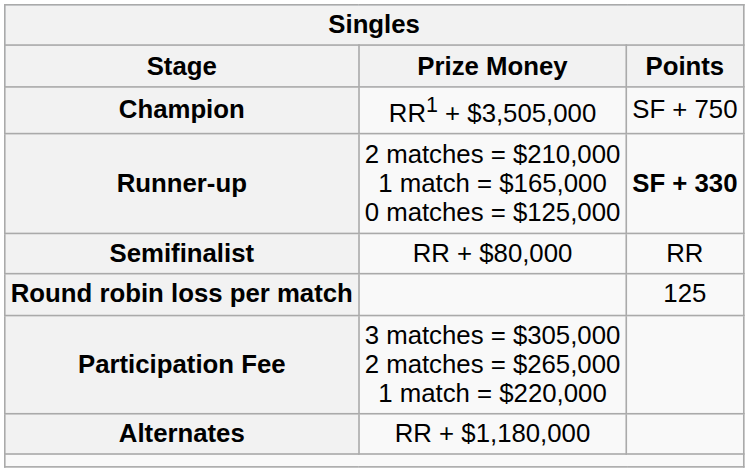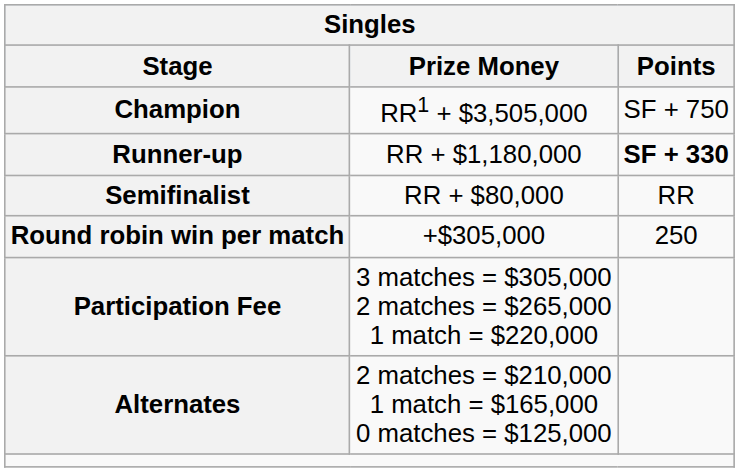(493, 183) 2 matches = $210,000 1 match = $165,000 0 matches = $125,000 -> (484, 154) RR + $1,180,000
+ row: (177, 236)
- row: (182, 294)
(492, 433) RR + $1,180,000 -> (484, 404) 2 matches = $210,000 1 match = $165,000 0 matches = $125,000
